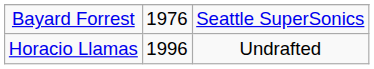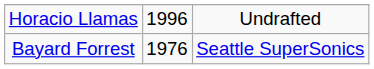rows swapped: (73, 19) <-> (73, 48)
